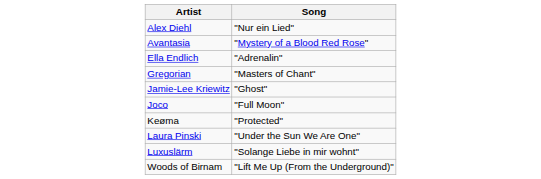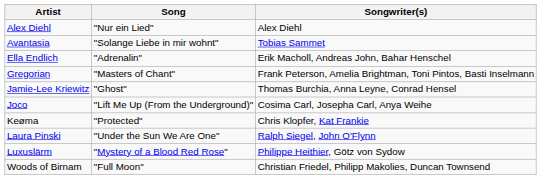+ column: (396, 12)
(301, 43) "Mystery of a Blood Red Rose" -> (156, 43) "Solange Liebe in mir wohnt"
(259, 105) "Full Moon" -> (173, 105) "Lift Me Up (From the Underground)"
(297, 151) "Solange Liebe in mir wohnt" -> (161, 151) "Mystery of a Blood Red Rose"
(314, 167) "Lift Me Up (From the Underground)" -> (119, 167) "Full Moon"
